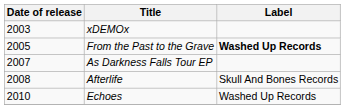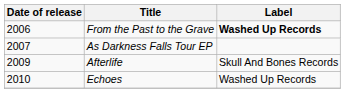- row: (108, 29)
(19, 46) 2005 -> (19, 29) 2006
(19, 79) 2008 -> (19, 63) 2009
